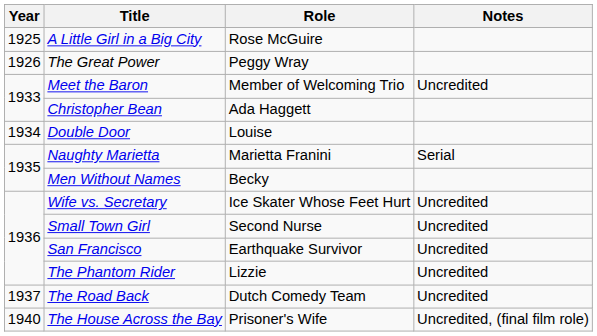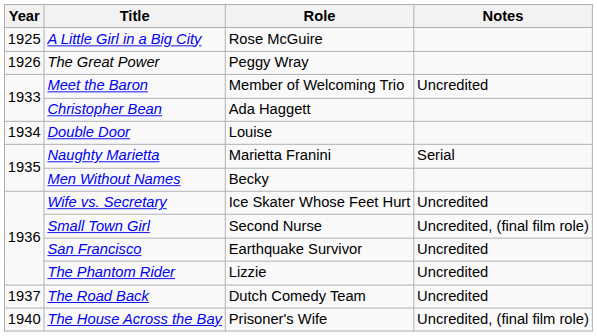(453, 226) Uncredited -> (503, 226) Uncredited, (final film role)
